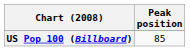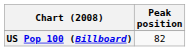(160, 39) 85 -> (160, 39) 82
